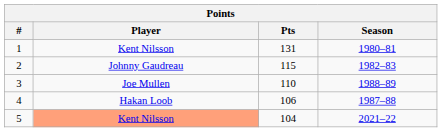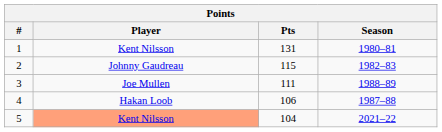(288, 83) 110 -> (288, 83) 111
